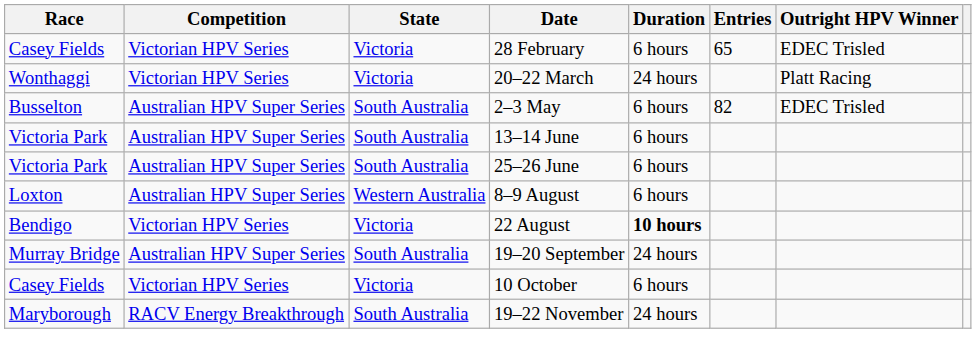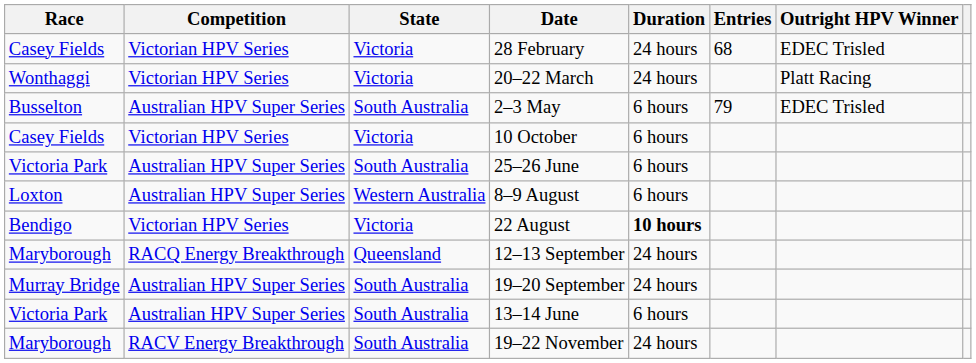(661, 48) 6 hours -> (665, 48) 24 hours
(723, 48) 65 -> (723, 48) 68
(723, 107) 82 -> (723, 107) 79
rows swapped: (537, 136) <-> (536, 284)
+ row: (559, 254)
